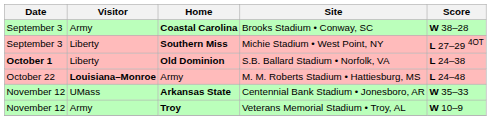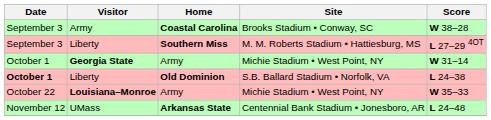(313, 44) Michie Stadium • West Point, NY -> (331, 44) M. M. Roberts Stadium • Hattiesburg, MS
+ row: (101, 61)
(331, 76) M. M. Roberts Stadium • Hattiesburg, MS -> (313, 92) Michie Stadium • West Point, NY
(447, 76) L 24–48 -> (449, 92) W 35–33
(449, 92) W 35–33 -> (447, 107) L 24–48
- row: (81, 107)
